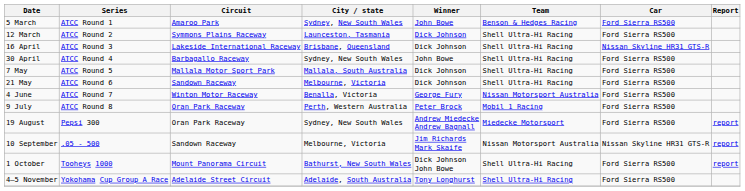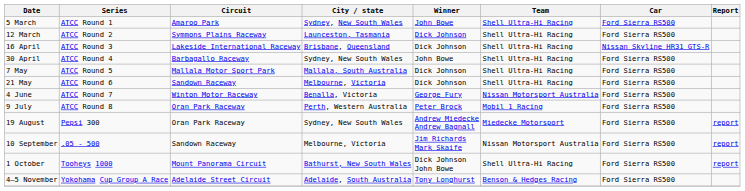(530, 22) Benson & Hedges Racing -> (528, 22) Shell Ultra-Hi Racing
(656, 143) Nissan Skyline HR31 GTS-R -> (638, 143) Ford Sierra RS500
(528, 179) Shell Ultra-Hi Racing -> (530, 179) Benson & Hedges Racing
